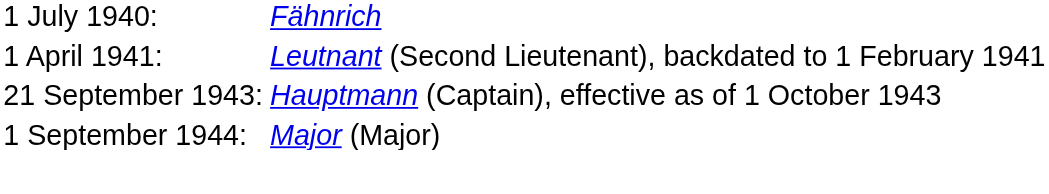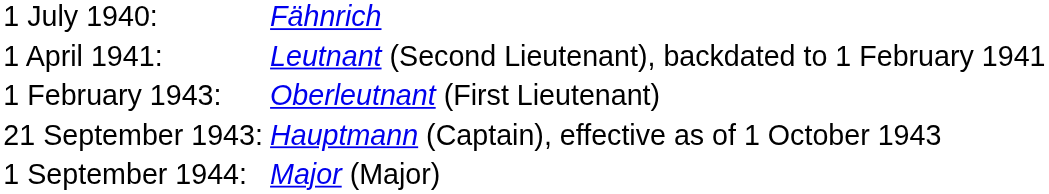+ row: (112, 95)
